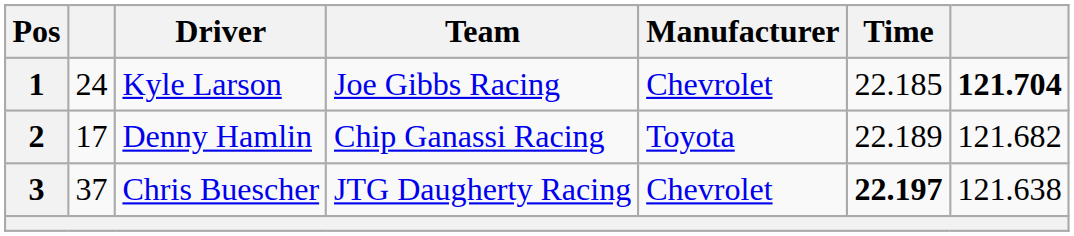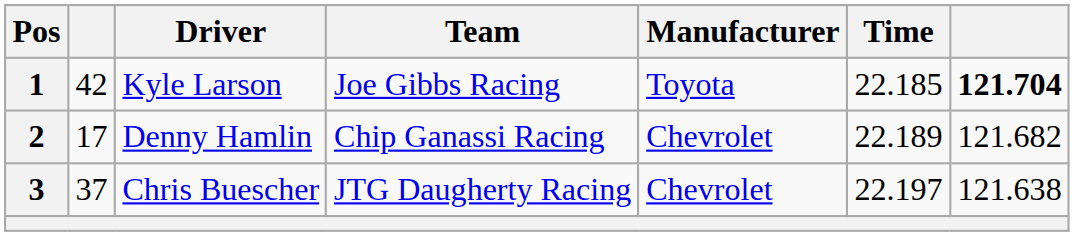(91, 84) 24 -> (91, 84) 42
(709, 84) Chevrolet -> (690, 84) Toyota
(690, 136) Toyota -> (709, 136) Chevrolet
(899, 189) bold -> (899, 189) normal
